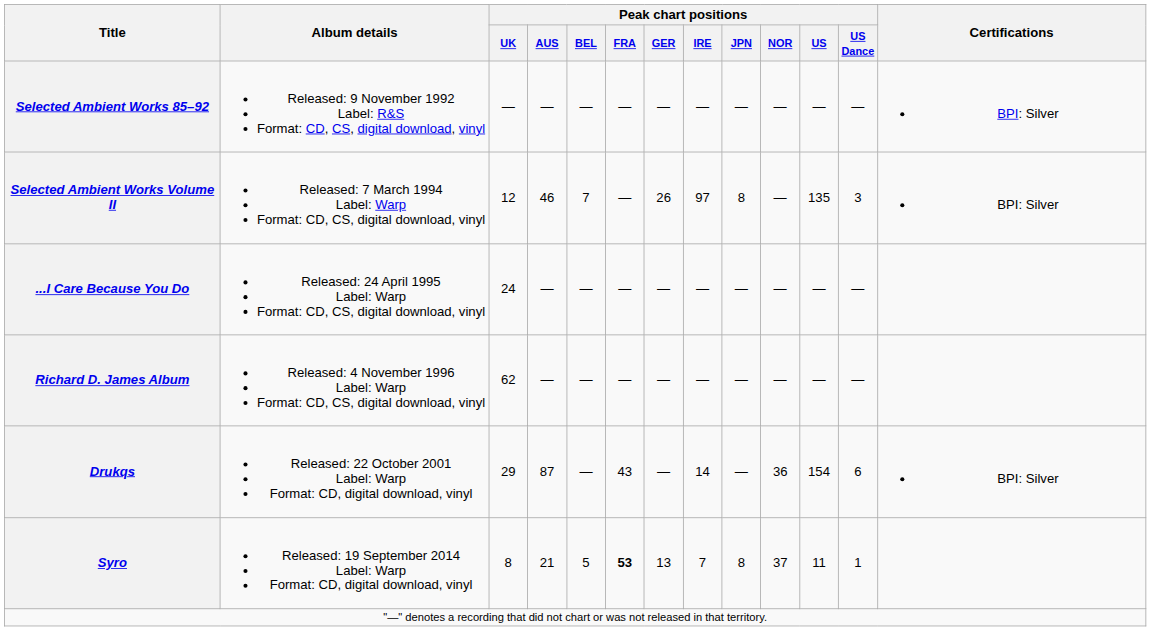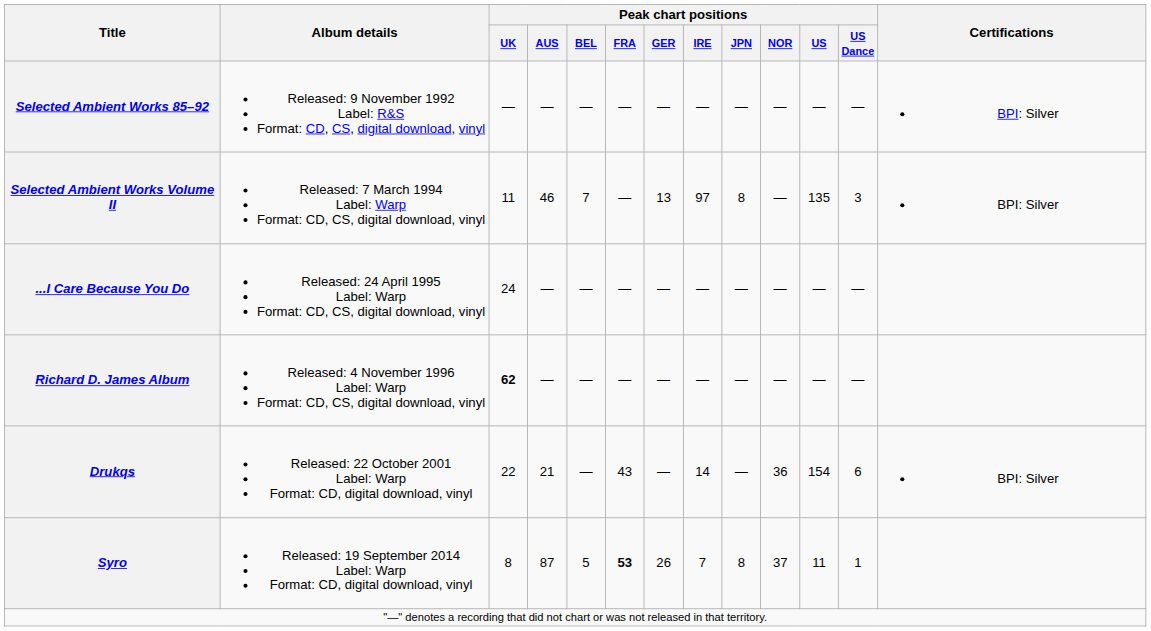(508, 197) 12 -> (508, 197) 11
(664, 197) 26 -> (664, 197) 13
(508, 380) normal -> (508, 380) bold
(508, 471) 29 -> (508, 471) 22
(547, 471) 87 -> (547, 471) 21
(547, 563) 21 -> (547, 563) 87
(664, 563) 13 -> (664, 563) 26
